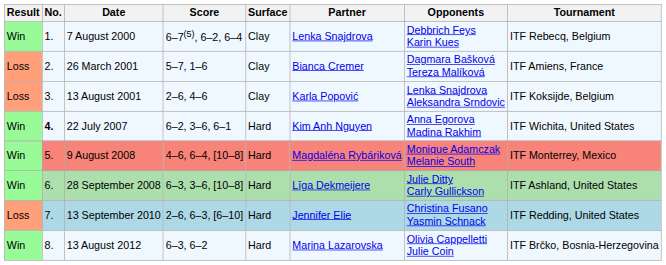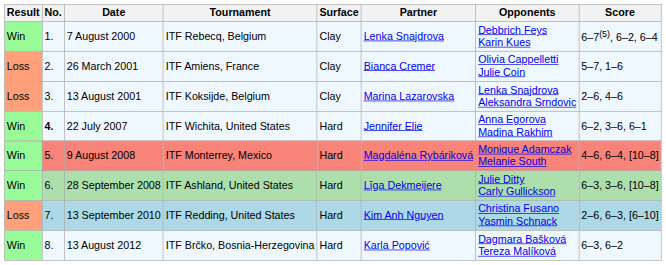columns swapped: (584, 12) <-> (204, 12)
(451, 66) Dagmara Bašková Tereza Malíková -> (518, 66) Olivia Cappelletti Julie Coin
(325, 95) Karla Popović -> (409, 95) Marina Lazarovska
(332, 125) Kim Anh Nguyen -> (393, 125) Jennifer Elie
(322, 215) Jennifer Elie -> (404, 215) Kim Anh Nguyen
(338, 244) Marina Lazarovska -> (397, 244) Karla Popović
(447, 244) Olivia Cappelletti Julie Coin -> (522, 244) Dagmara Bašková Tereza Malíková
